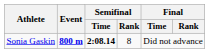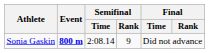(101, 41) bold -> (101, 41) normal
(129, 41) 8 -> (129, 41) 9
